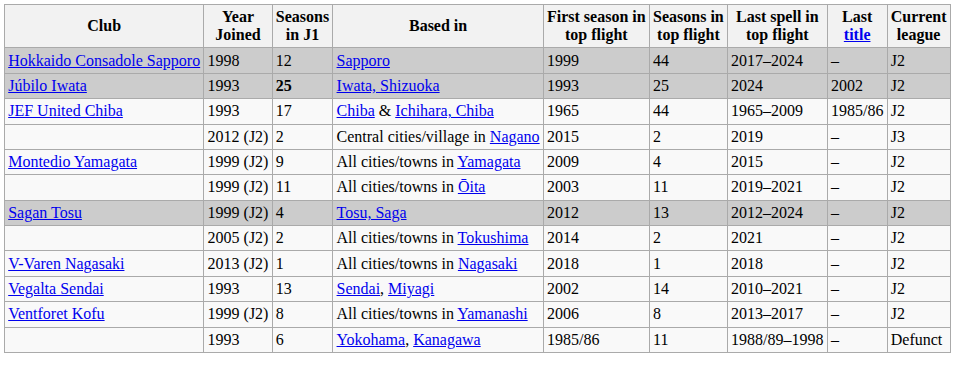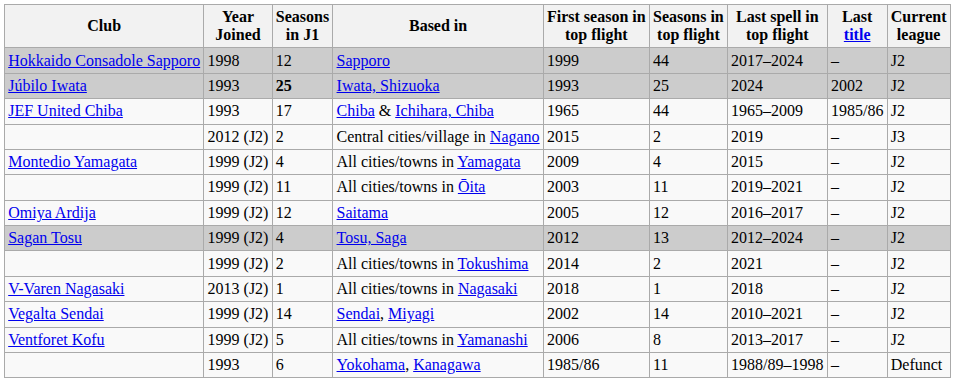(280, 162) 9 -> (280, 162) 4
+ row: (362, 212)
(238, 238) 2005 (J2) -> (238, 263) 1999 (J2)
(224, 288) 1993 -> (238, 314) 1999 (J2)
(284, 288) 13 -> (284, 314) 14
(280, 314) 8 -> (280, 339) 5
